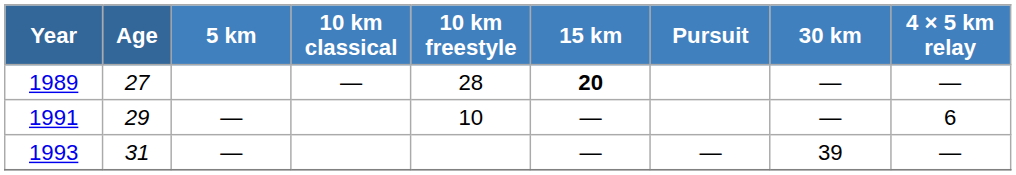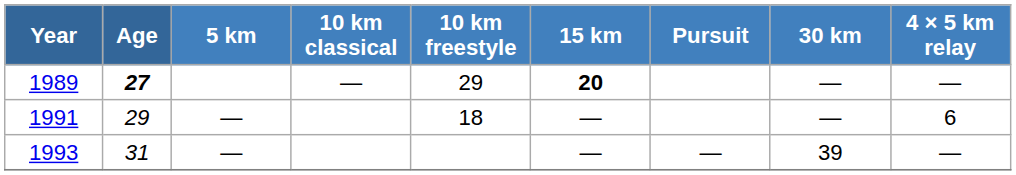(137, 82) normal -> (137, 82) bold
(471, 82) 28 -> (471, 82) 29
(471, 118) 10 -> (471, 118) 18
